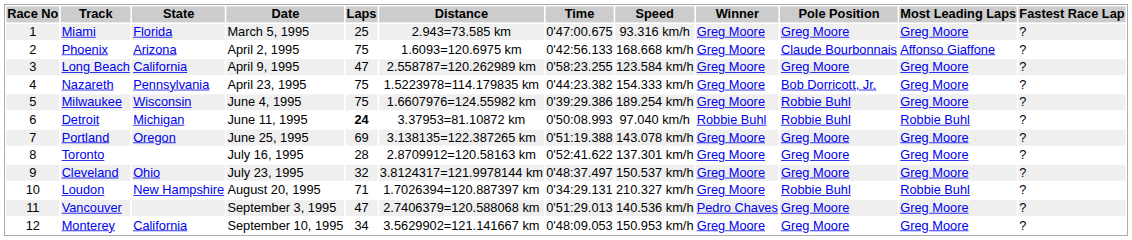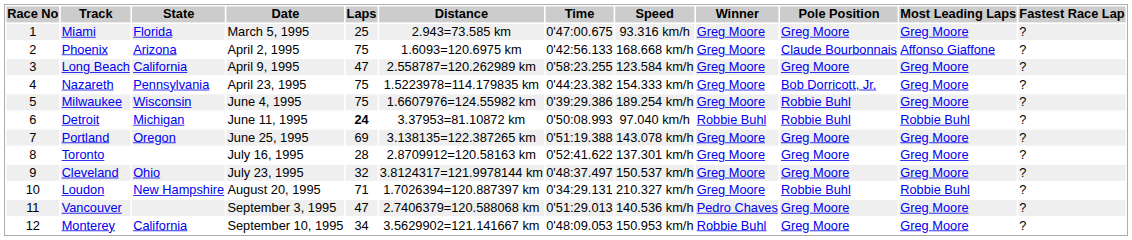(731, 225) Greg Moore -> (732, 225) Robbie Buhl
